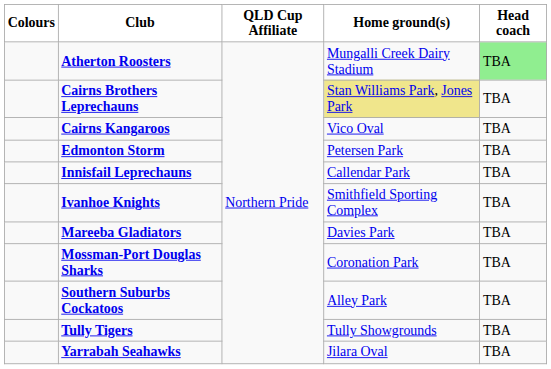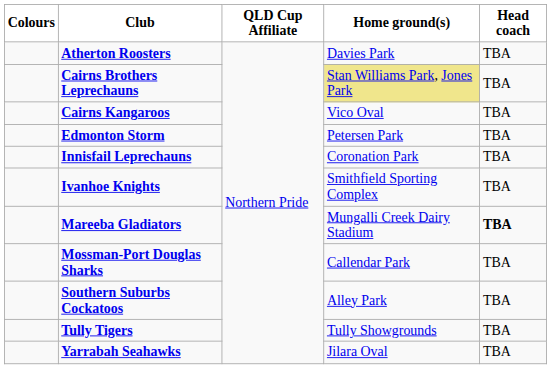(388, 61) Mungalli Creek Dairy Stadium -> (361, 53) Davies Park
(497, 61) lightgreen background -> (497, 53) no background
(368, 172) Callendar Park -> (373, 157) Coronation Park
(361, 232) Davies Park -> (388, 224) Mungalli Creek Dairy Stadium
(497, 232) normal -> (497, 224) bold
(373, 262) Coronation Park -> (368, 262) Callendar Park
